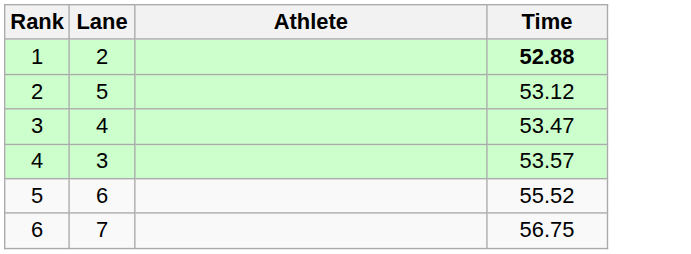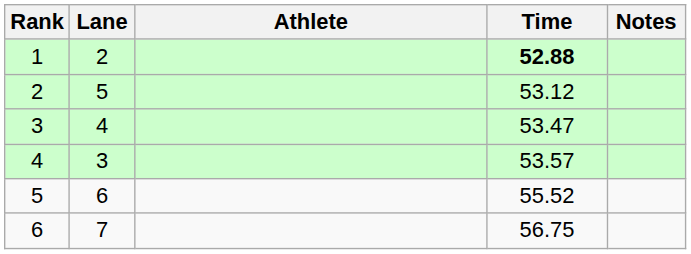+ column: (646, 21)
